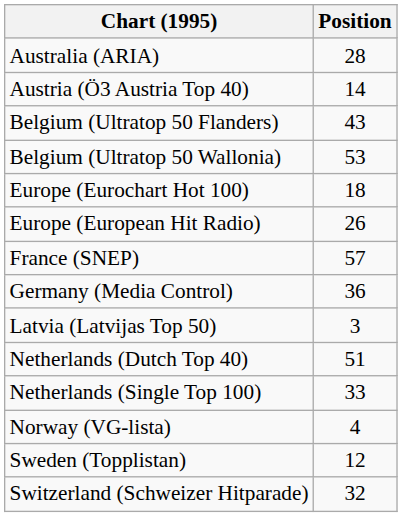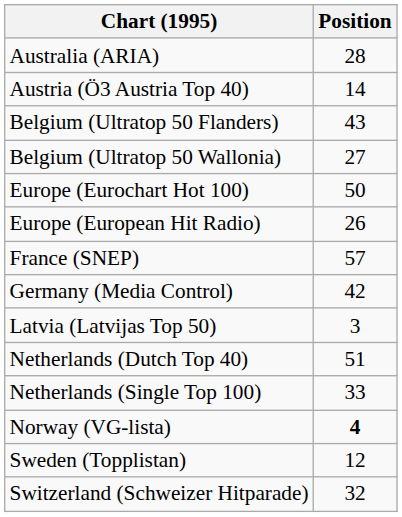(355, 156) 53 -> (355, 156) 27
(355, 190) 18 -> (355, 190) 50
(355, 291) 36 -> (355, 291) 42
(355, 426) normal -> (355, 426) bold
